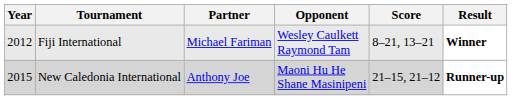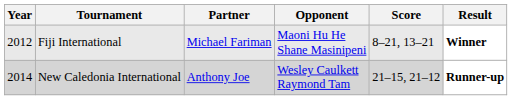(318, 42) Wesley Caulkett Raymond Tam -> (322, 42) Maoni Hu He Shane Masinipeni
(20, 77) 2015 -> (20, 77) 2014
(322, 77) Maoni Hu He Shane Masinipeni -> (318, 77) Wesley Caulkett Raymond Tam
